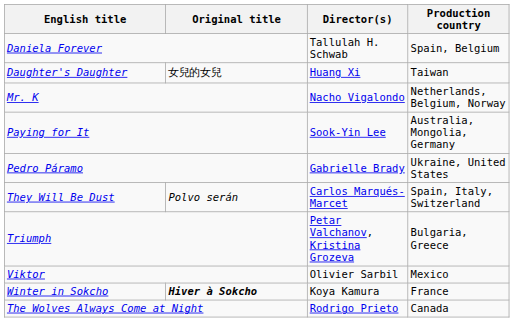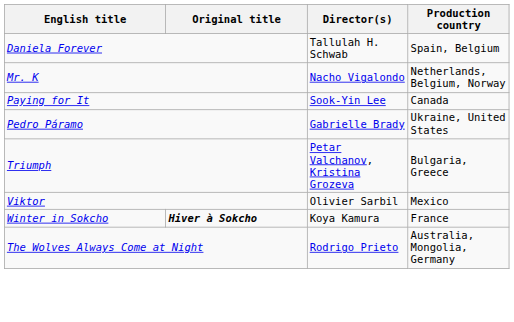- row: (67, 73)
(442, 133) Australia, Mongolia, Germany -> (430, 101) Canada
- row: (61, 197)
(430, 309) Canada -> (442, 247) Australia, Mongolia, Germany
